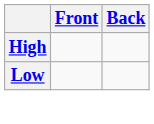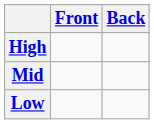+ row: (28, 75)
